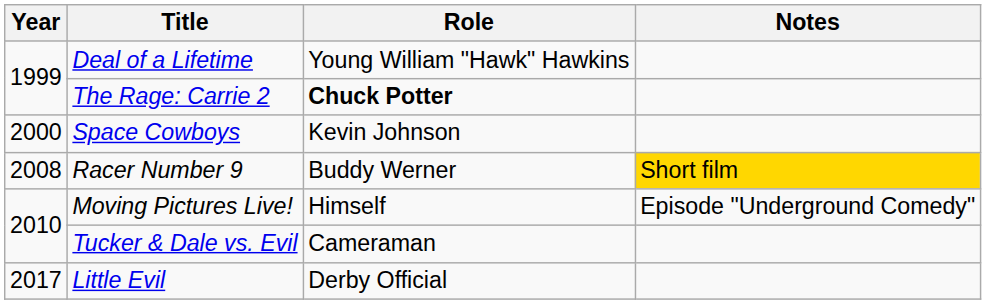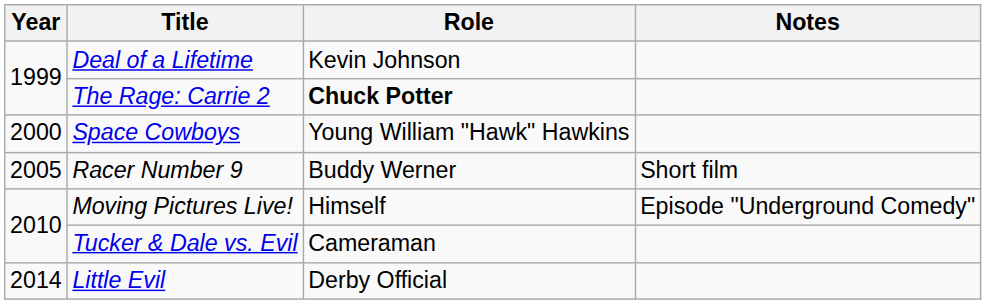(469, 59) Young William "Hawk" Hawkins -> (384, 59) Kevin Johnson
(384, 133) Kevin Johnson -> (469, 133) Young William "Hawk" Hawkins
(36, 170) 2008 -> (36, 170) 2005
(689, 170) gold background -> (689, 170) no background
(36, 280) 2017 -> (36, 280) 2014
